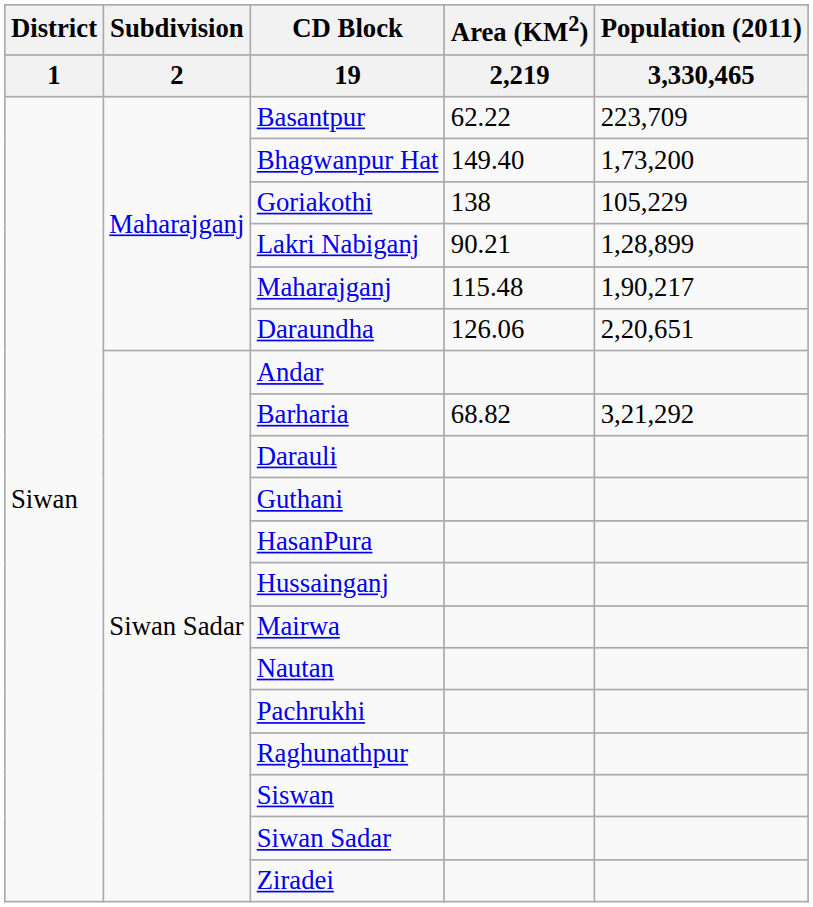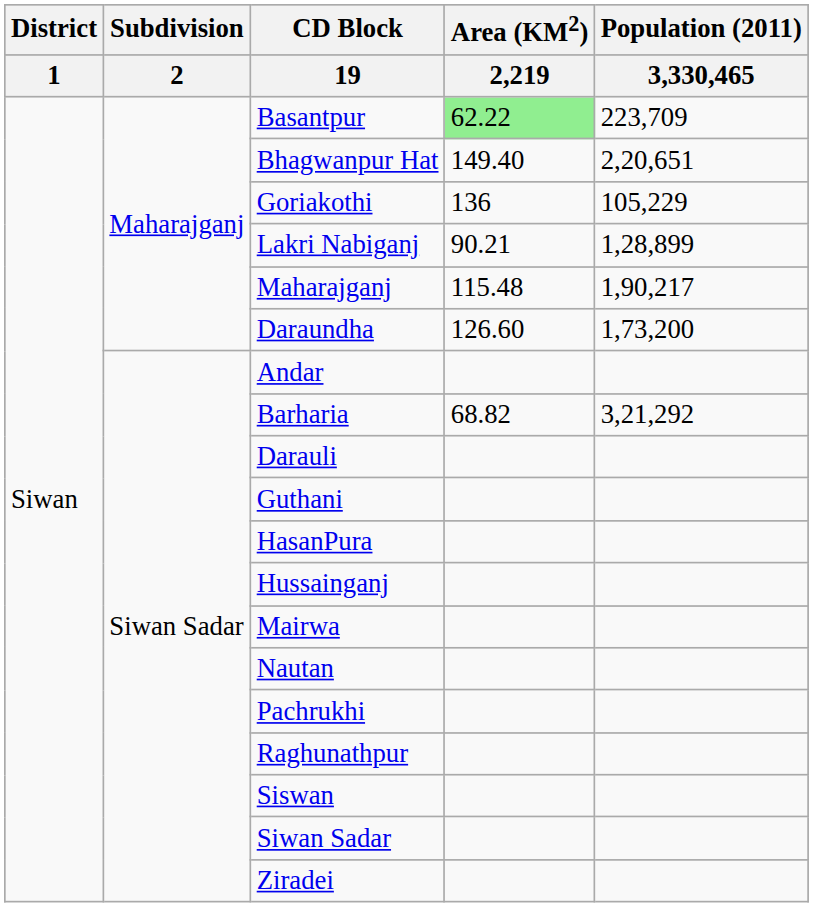(481, 117) no background -> (481, 117) lightgreen background
(647, 160) 1,73,200 -> (647, 160) 2,20,651
(471, 202) 138 -> (471, 202) 136
(488, 329) 126.06 -> (488, 329) 126.60
(647, 329) 2,20,651 -> (647, 329) 1,73,200
